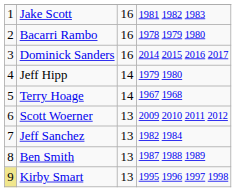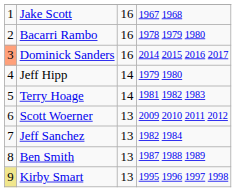(172, 14) 1981 1982 1983 -> (160, 14) 1967 1968
(11, 55) no background -> (11, 55) lightsalmon background
(160, 95) 1967 1968 -> (172, 95) 1981 1982 1983
